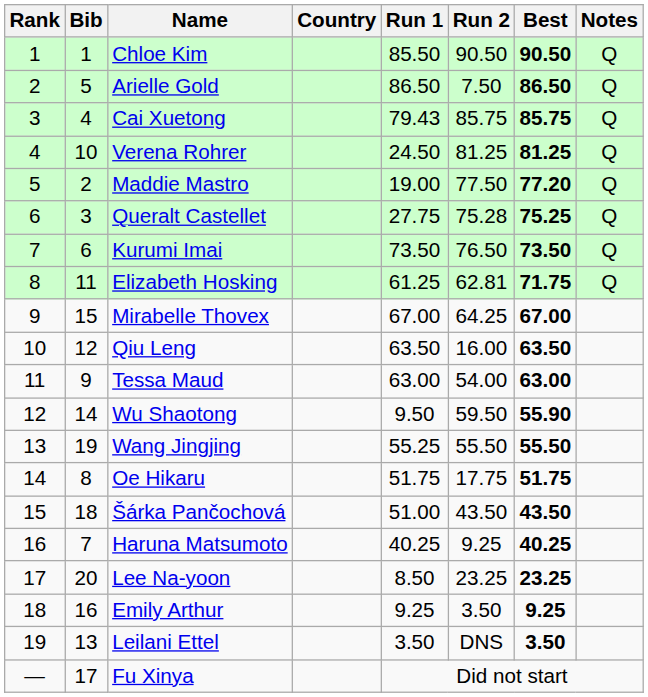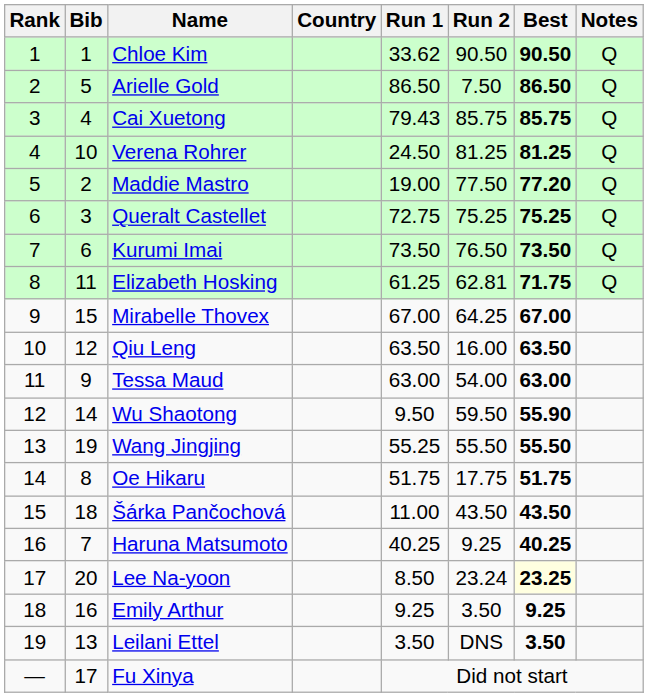(414, 53) 85.50 -> (414, 53) 33.62
(414, 217) 27.75 -> (414, 217) 72.75
(481, 217) 75.28 -> (481, 217) 75.25
(414, 511) 51.00 -> (414, 511) 11.00
(481, 577) 23.25 -> (481, 577) 23.24
(545, 577) no background -> (545, 577) lightyellow background
